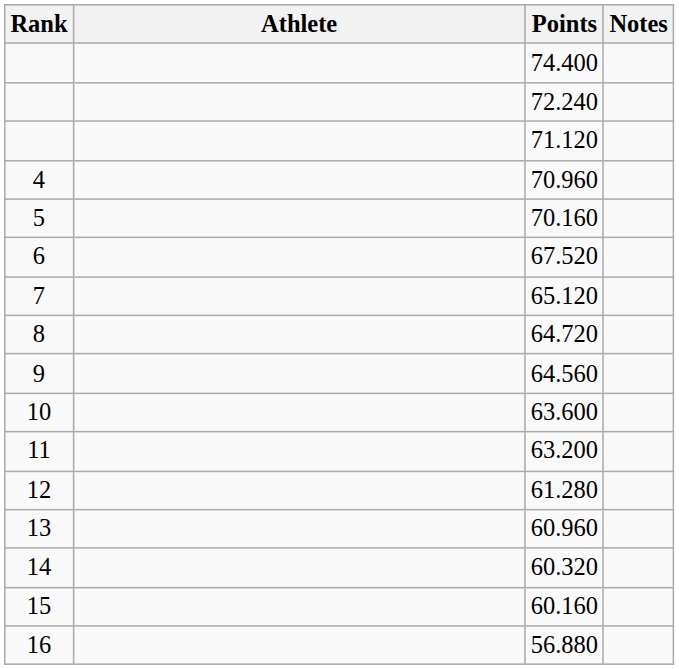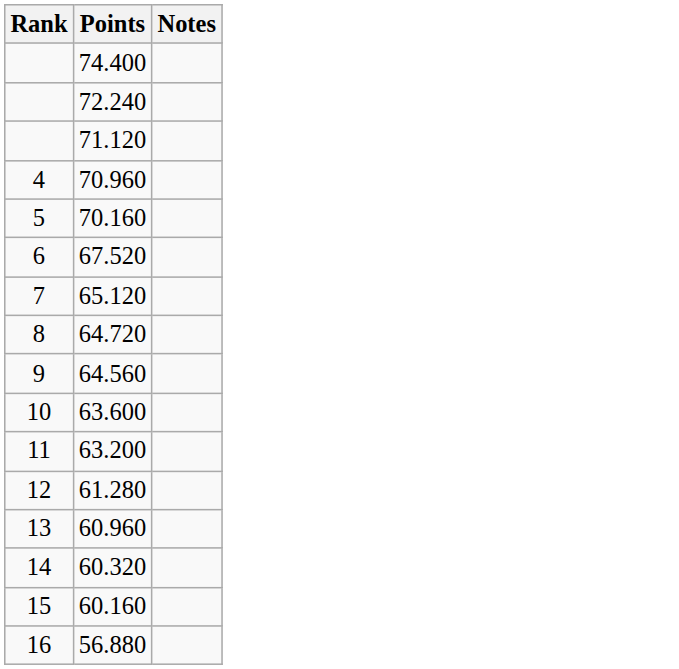- column: (299, 23)
